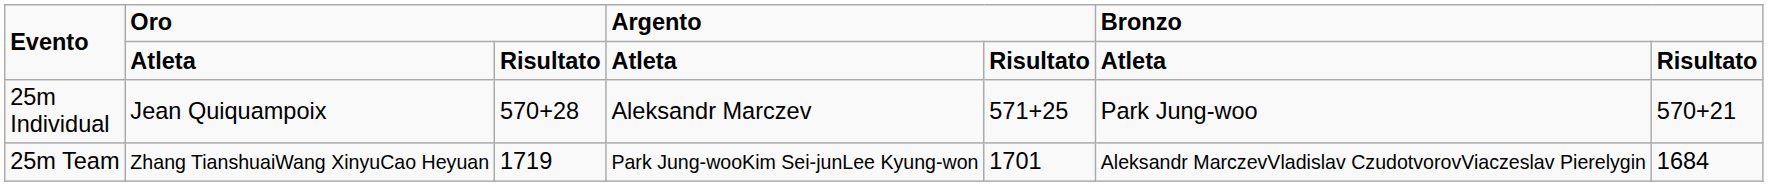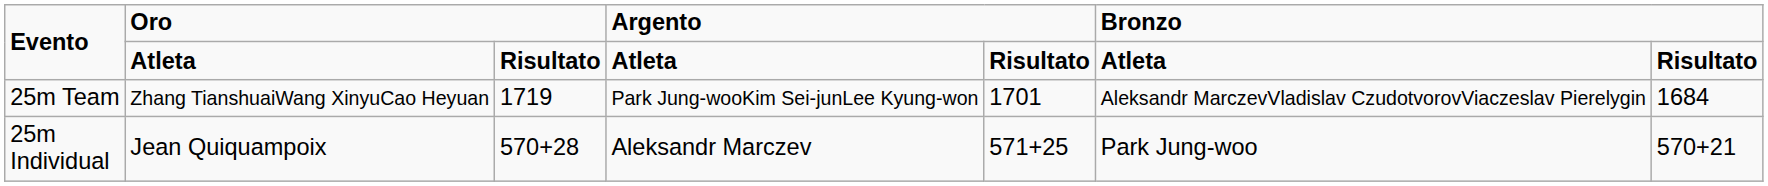rows swapped: (60, 110) <-> (65, 161)
